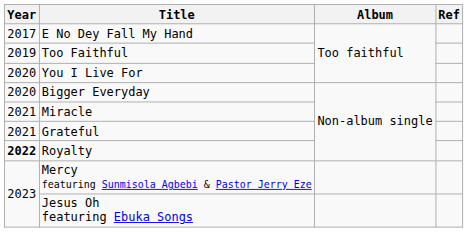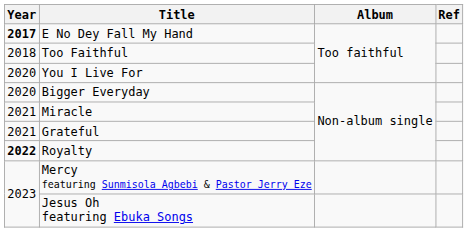(22, 34) normal -> (22, 34) bold
(22, 53) 2019 -> (22, 53) 2018
